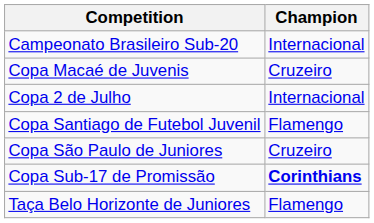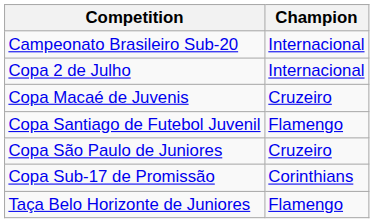rows swapped: (70, 97) <-> (99, 71)
(315, 177) bold -> (311, 177) normal
